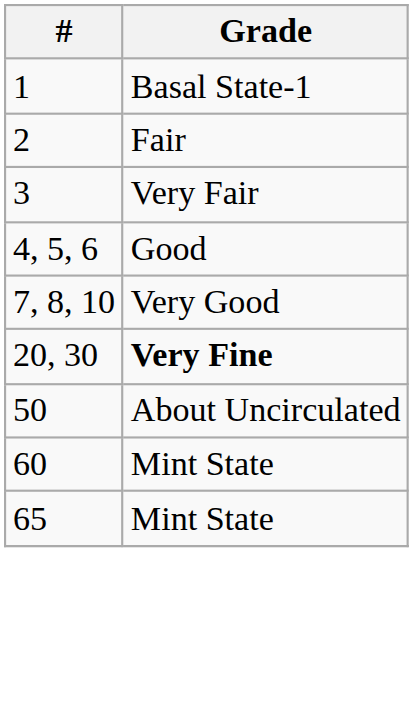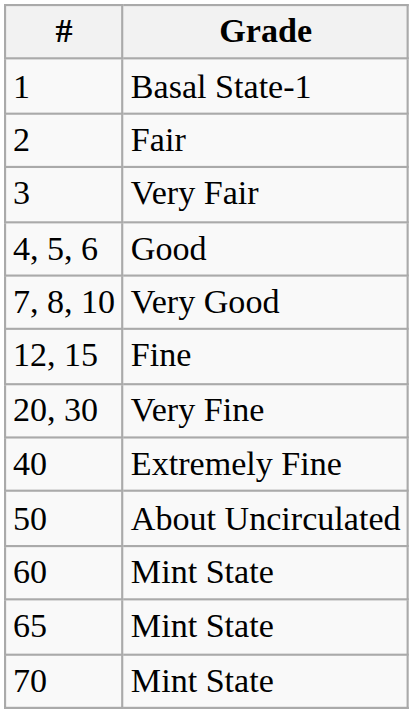+ row: (56, 355)
(202, 355) bold -> (198, 409) normal
+ row: (30, 463)
+ row: (30, 680)
